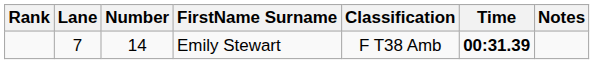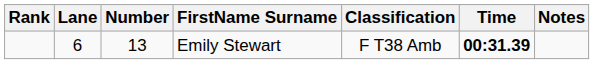(78, 44) 7 -> (78, 44) 6
(137, 44) 14 -> (137, 44) 13
